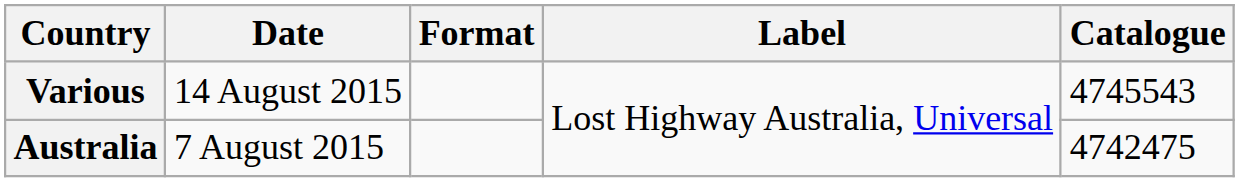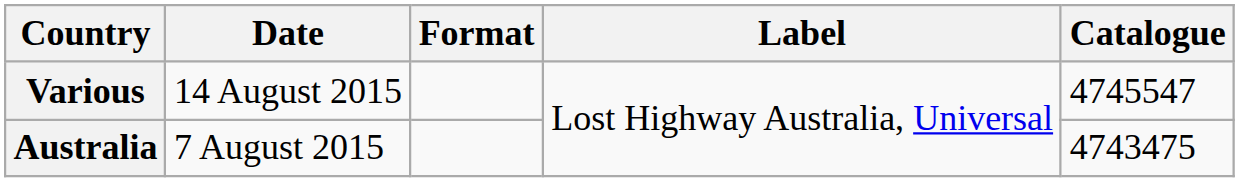(1133, 90) 4745543 -> (1133, 90) 4745547
(1133, 147) 4742475 -> (1133, 147) 4743475
